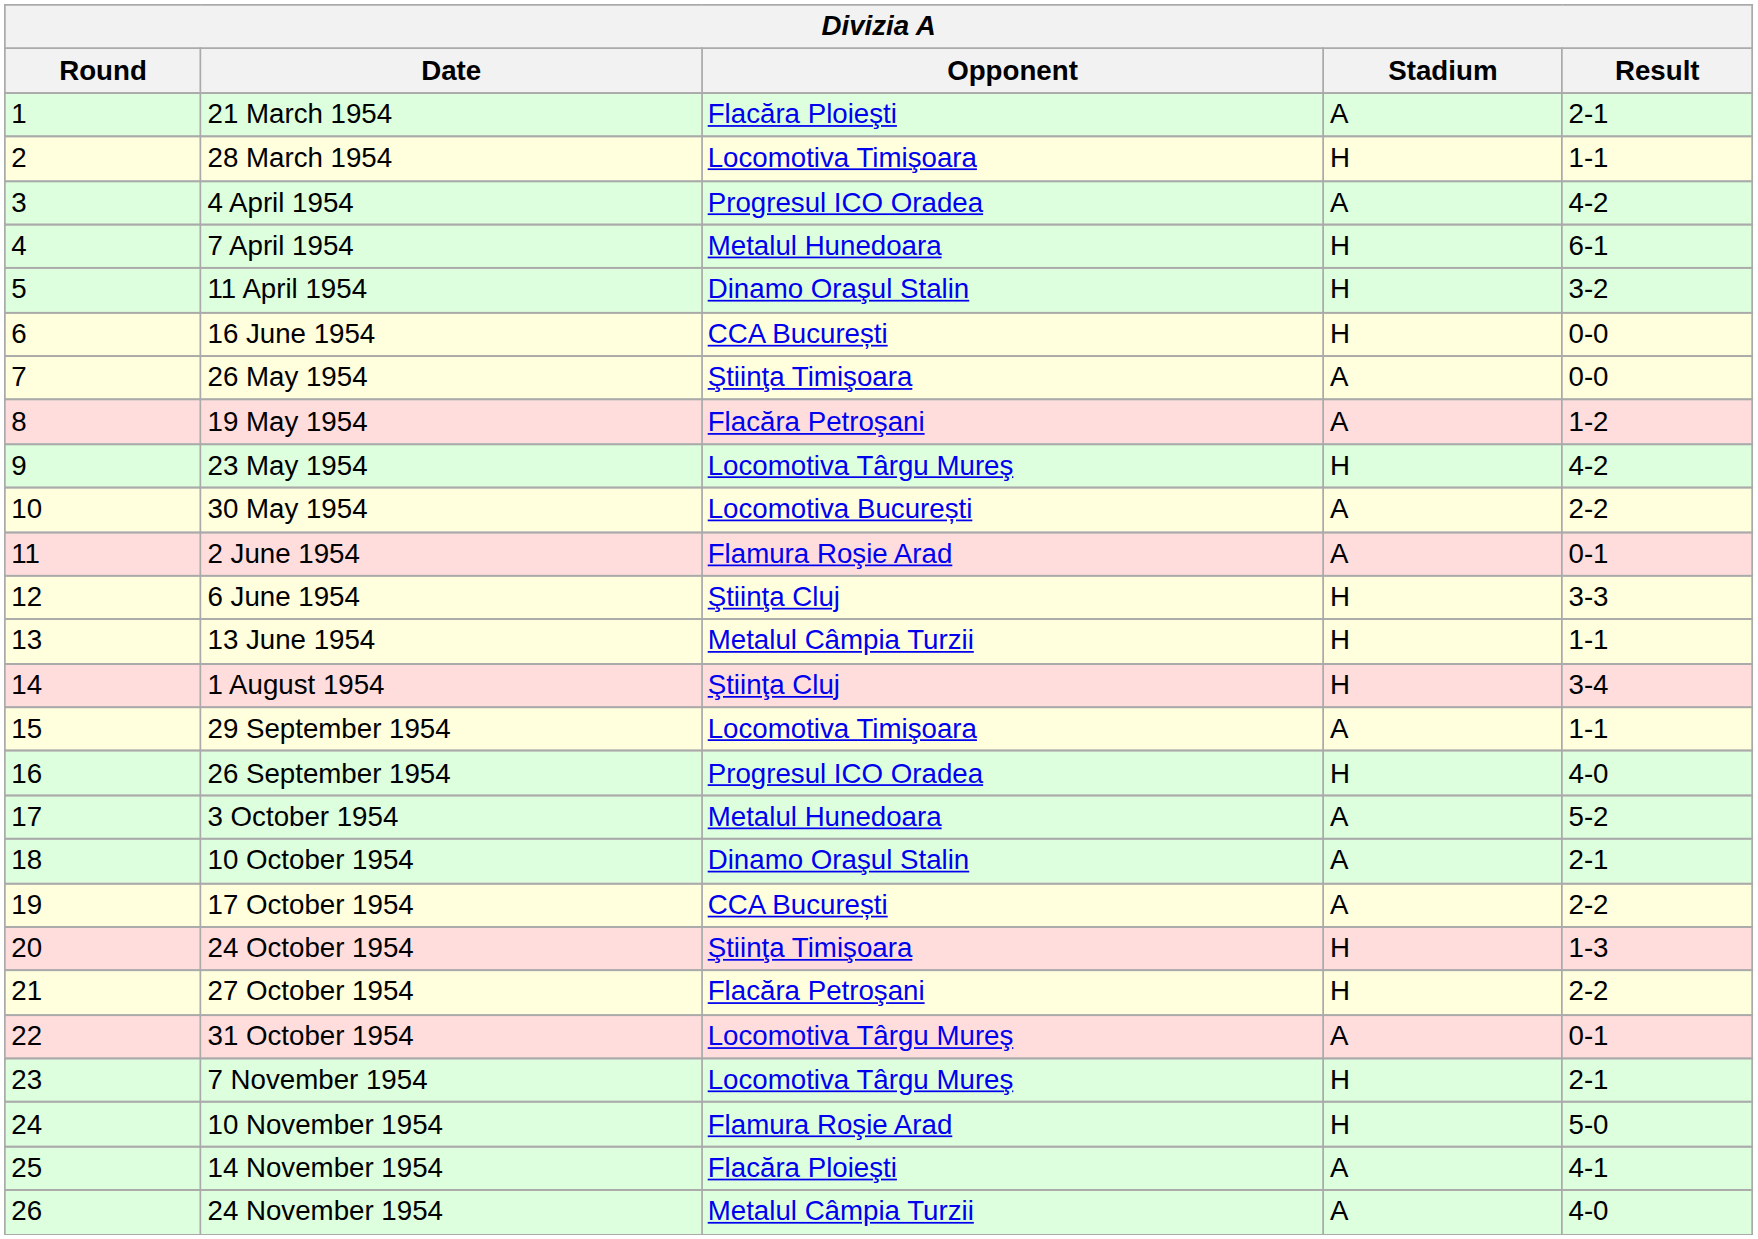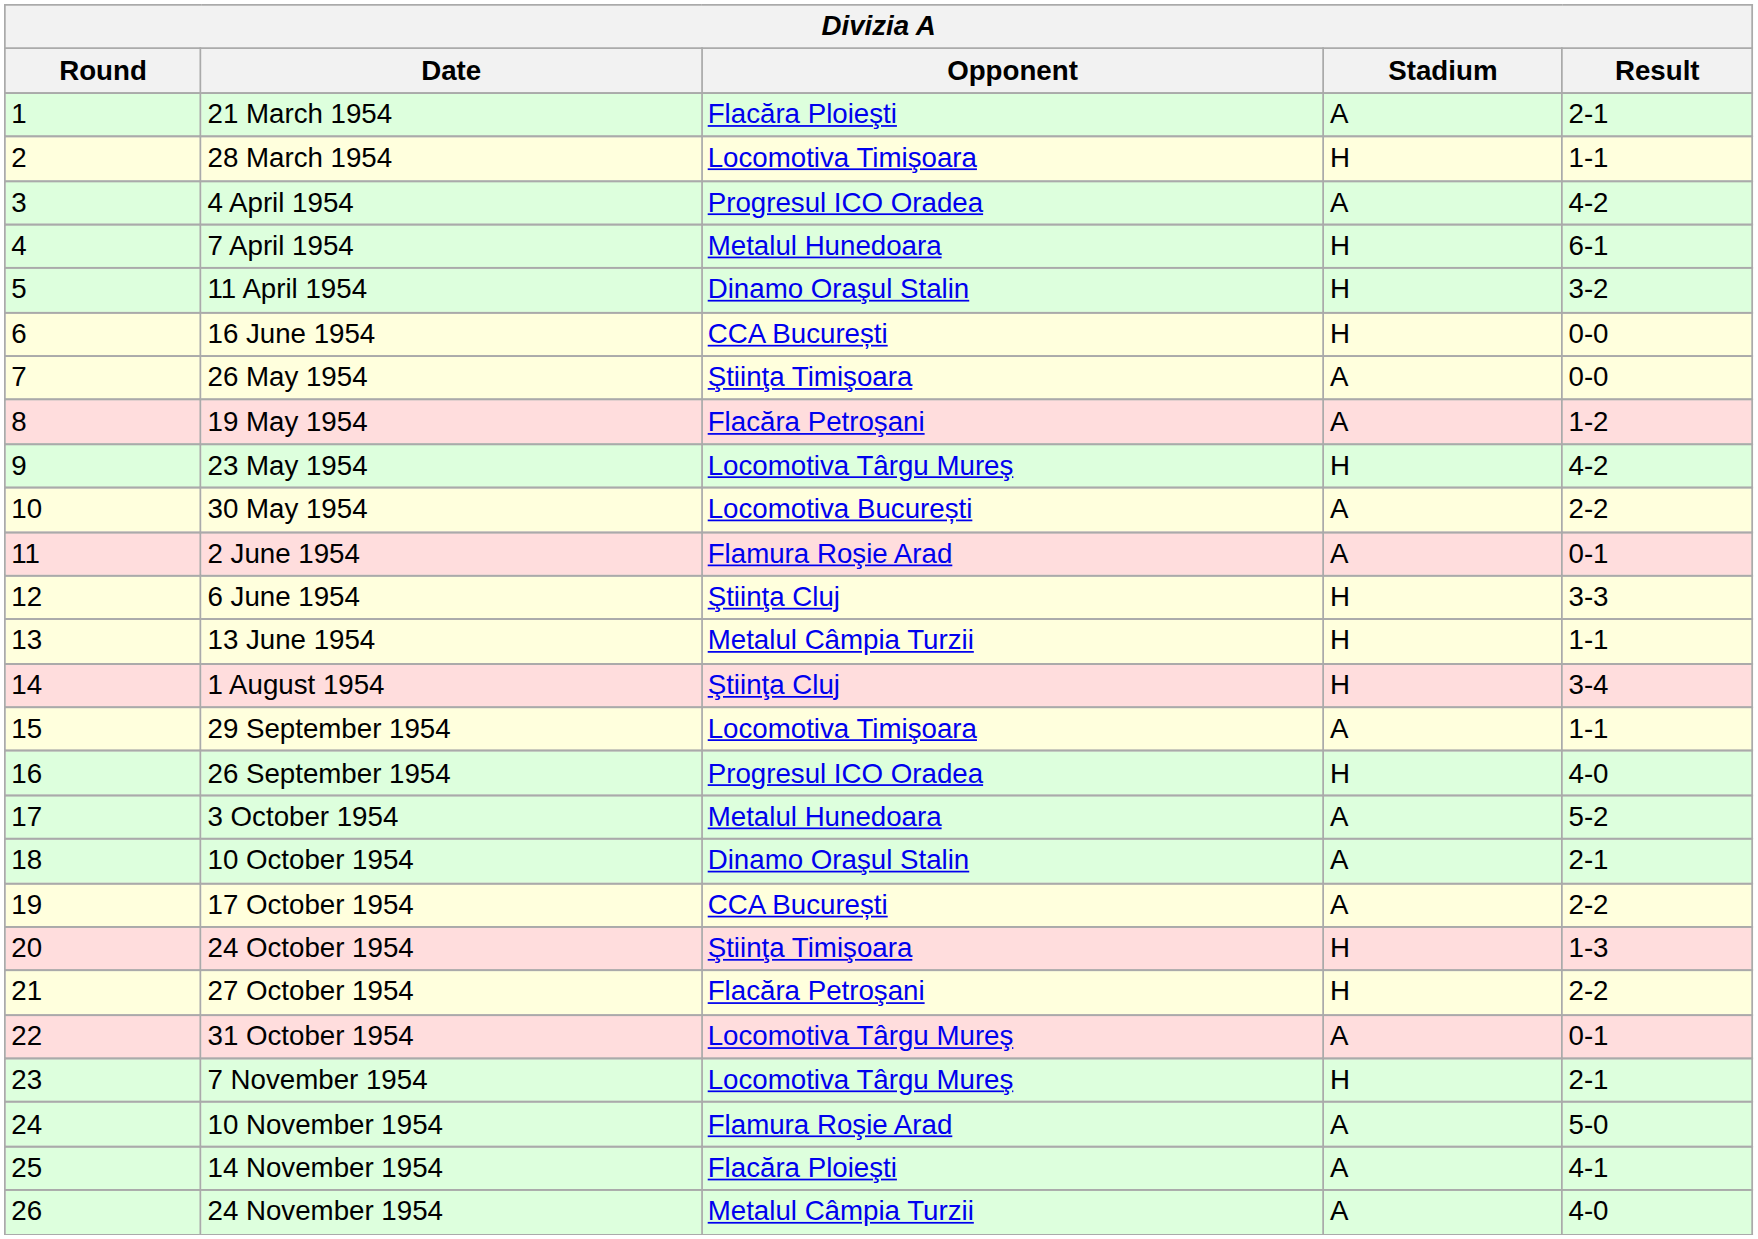(1340, 1123) H -> (1339, 1123) A
